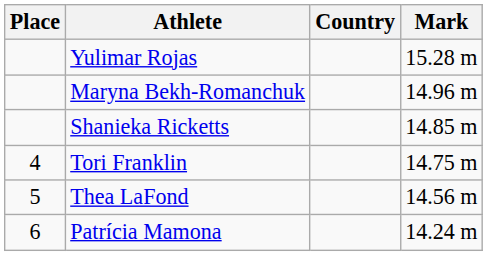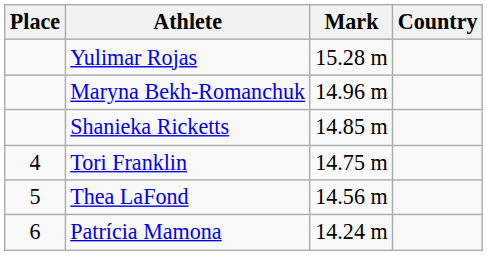columns swapped: (355, 22) <-> (441, 22)
